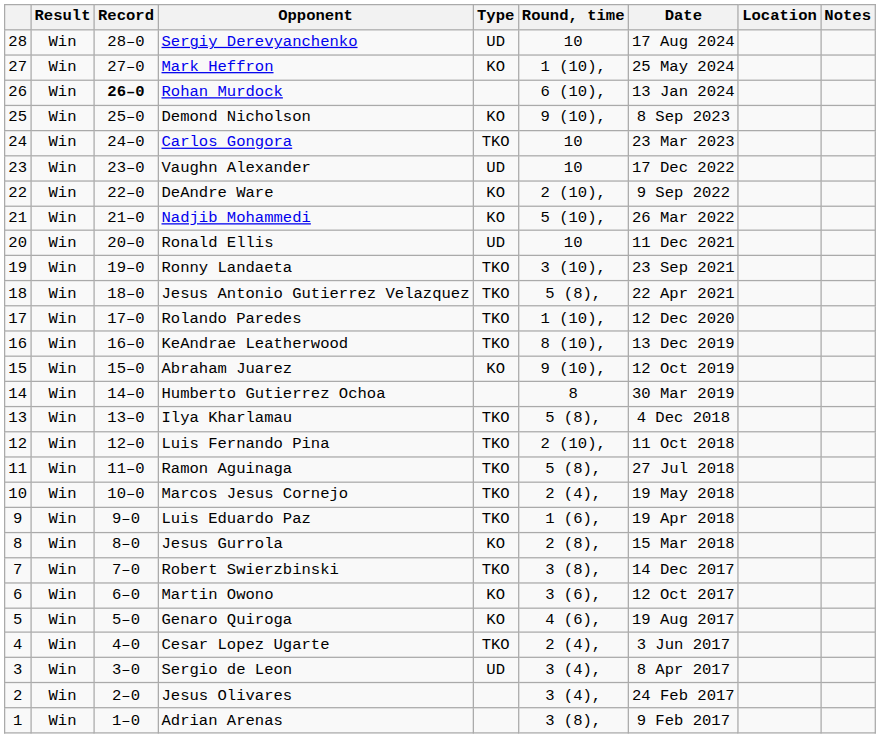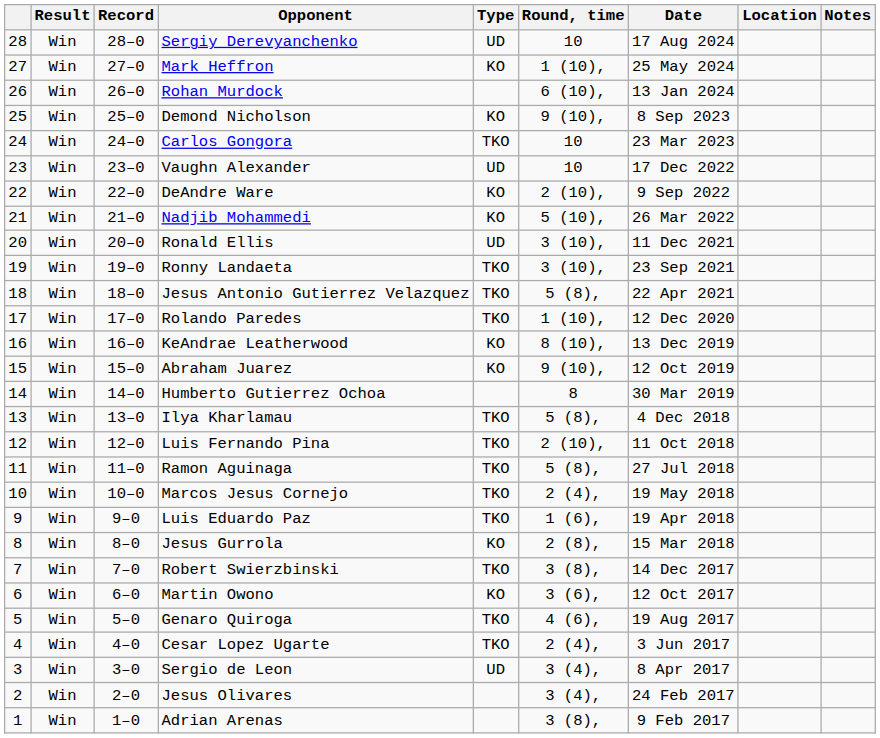(126, 93) bold -> (126, 93) normal
(573, 244) 10 -> (573, 244) 3 (10),
(496, 344) TKO -> (496, 344) KO
(496, 620) KO -> (496, 620) TKO
